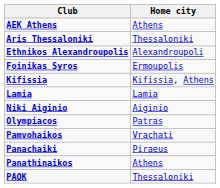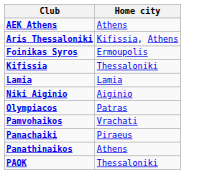(163, 39) Thessaloniki -> (138, 39) Kifissia, Athens
- row: (67, 53)
(173, 80) Kifissia, Athens -> (127, 66) Thessaloniki
